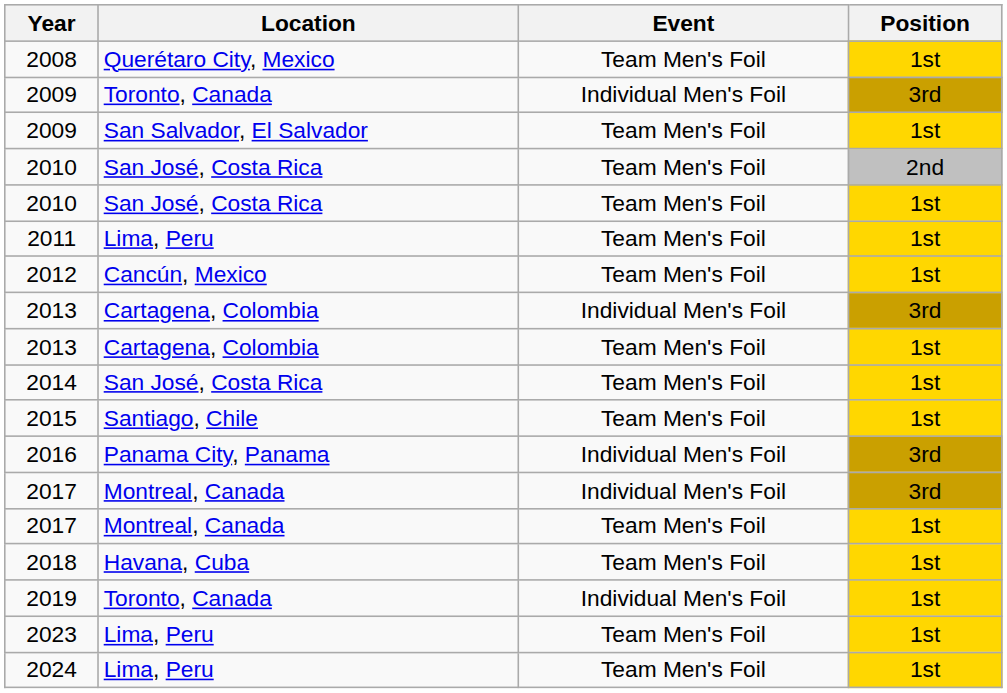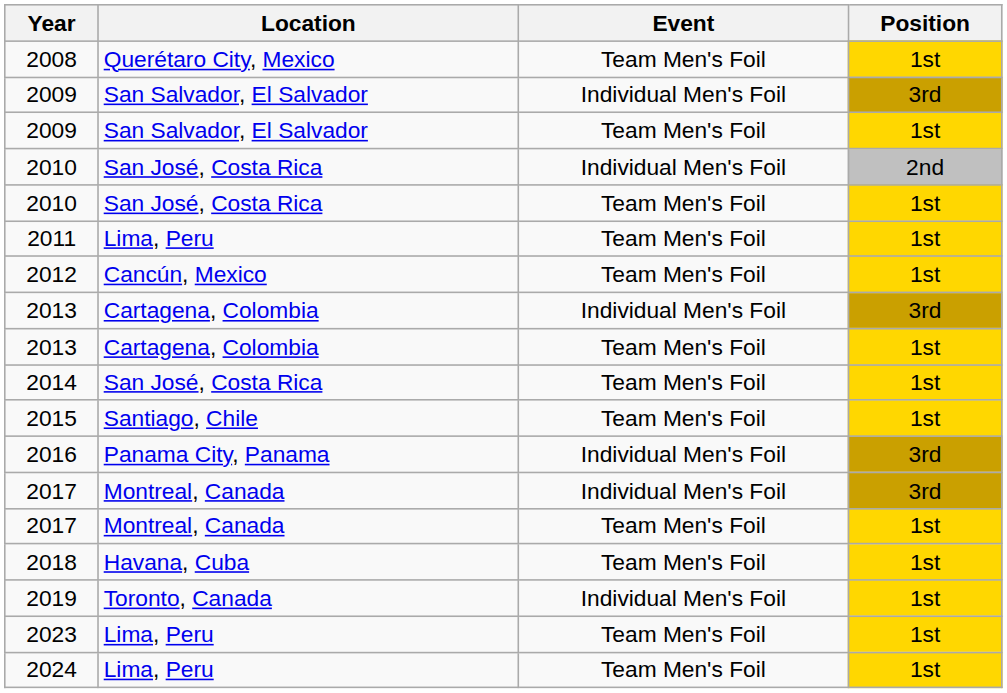(188, 95) Toronto, Canada -> (236, 95) San Salvador, El Salvador
(683, 167) Team Men's Foil -> (683, 167) Individual Men's Foil
